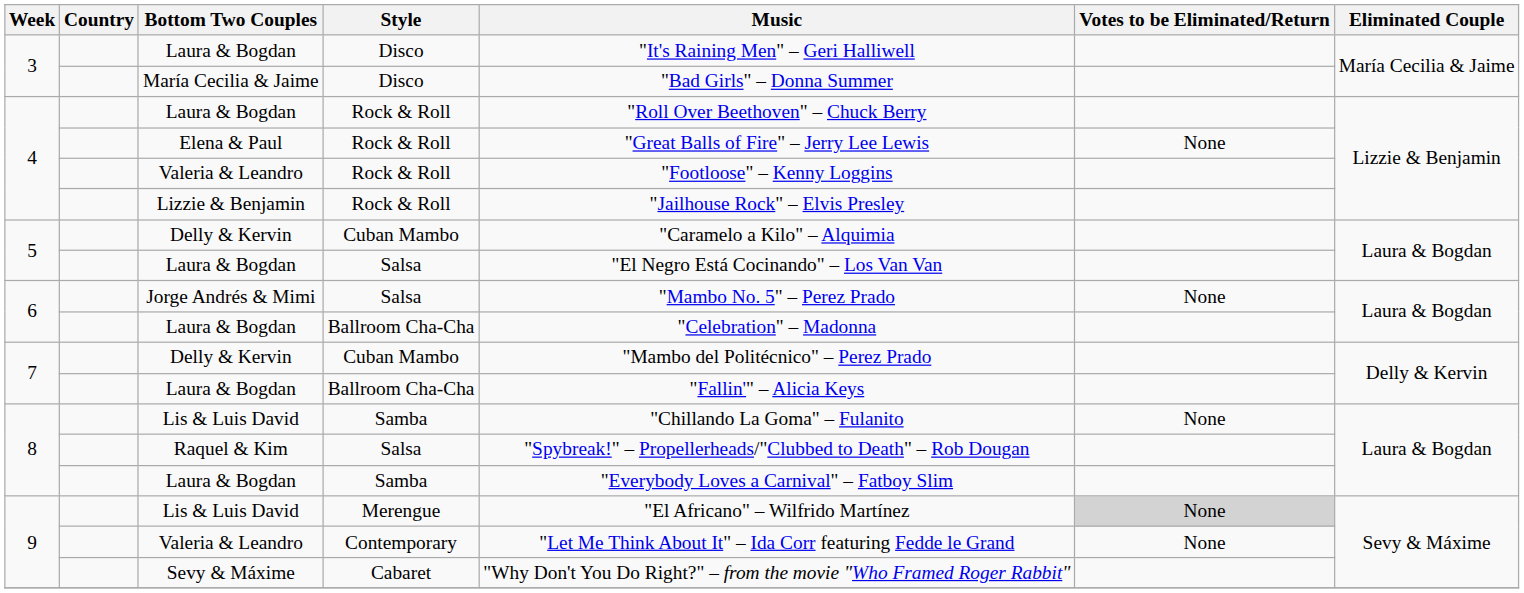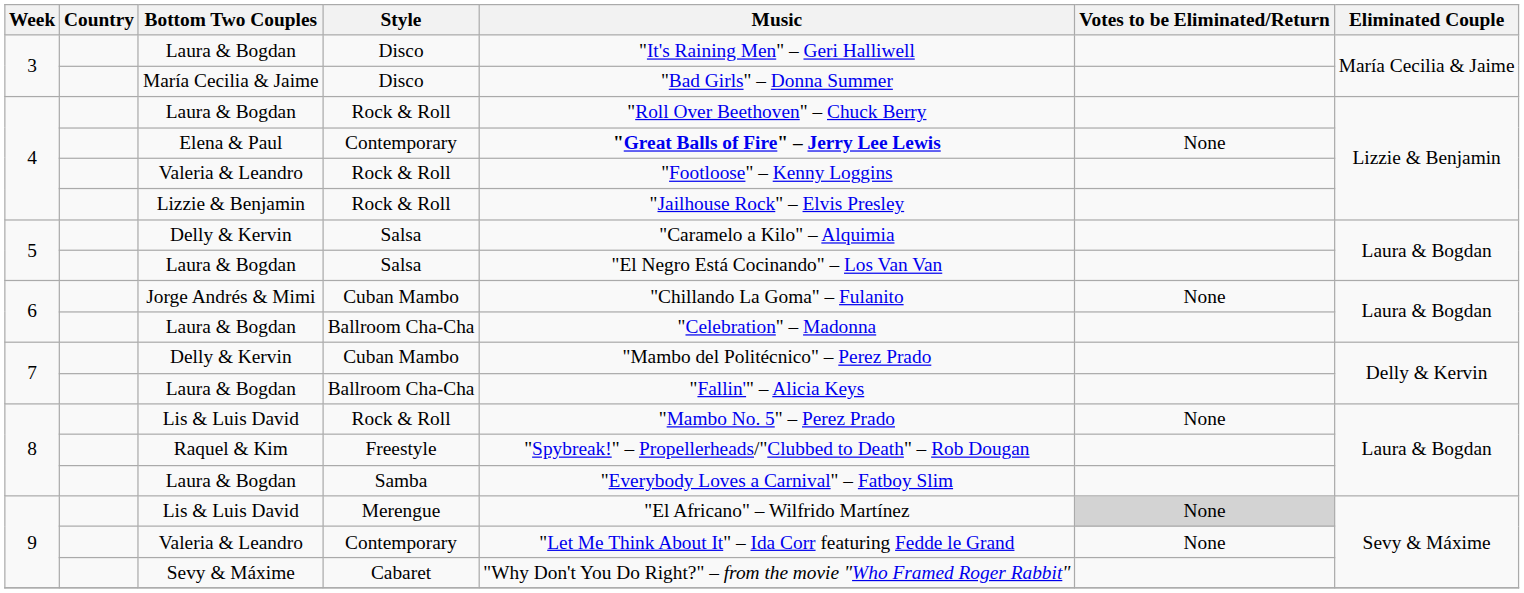(401, 142) Rock & Roll -> (401, 142) Contemporary
(777, 142) normal -> (777, 142) bold
(401, 234) Cuban Mambo -> (401, 234) Salsa
(401, 296) Salsa -> (401, 296) Cuban Mambo
(777, 296) "Mambo No. 5" – Perez Prado -> (777, 296) "Chillando La Goma" – Fulanito
(401, 419) Samba -> (401, 419) Rock & Roll
(777, 419) "Chillando La Goma" – Fulanito -> (777, 419) "Mambo No. 5" – Perez Prado
(401, 449) Salsa -> (401, 449) Freestyle
